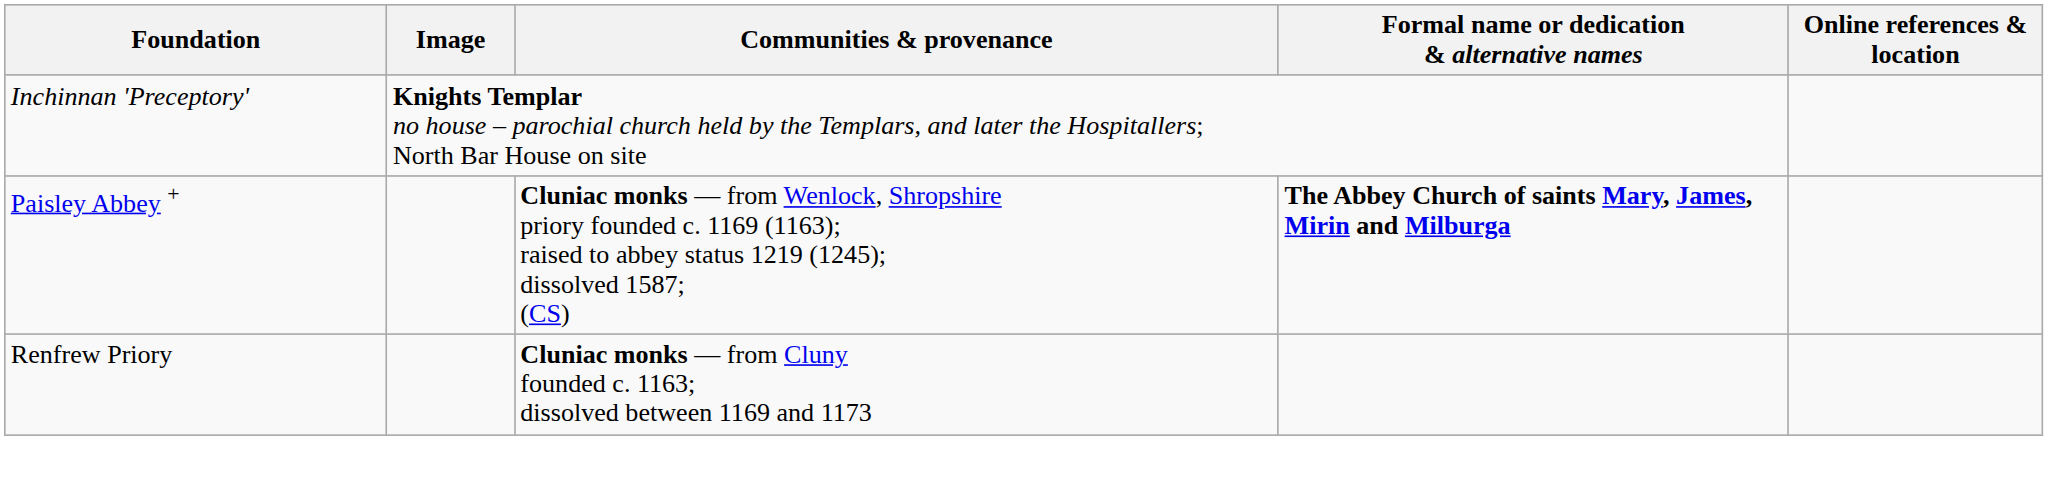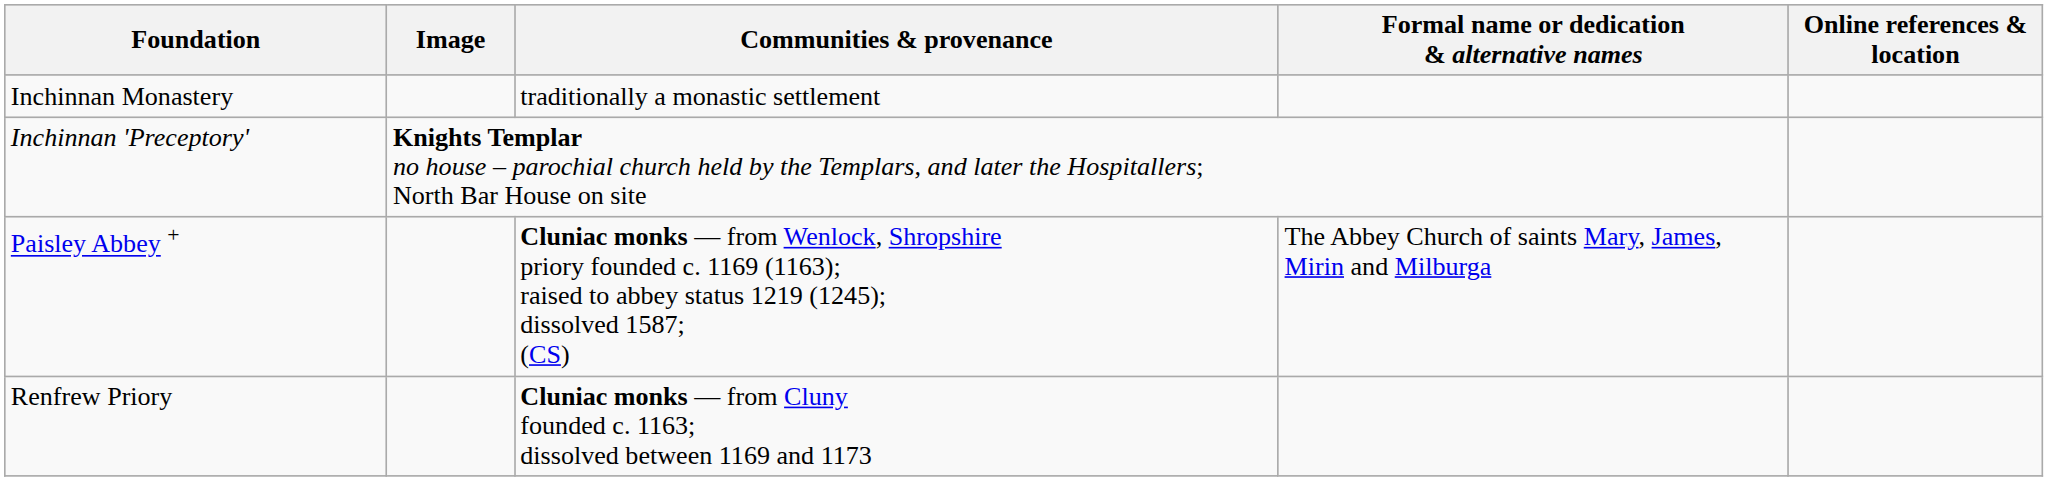+ row: (122, 95)
(1518, 210) bold -> (1503, 251) normal
